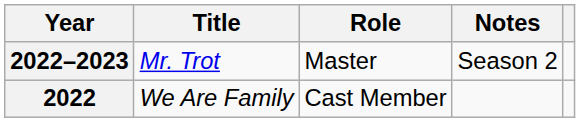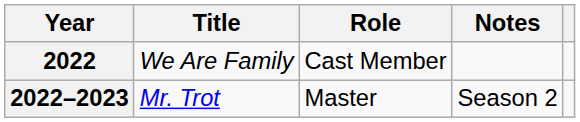rows swapped: (69, 98) <-> (69, 60)
